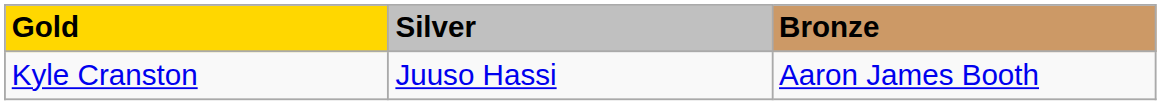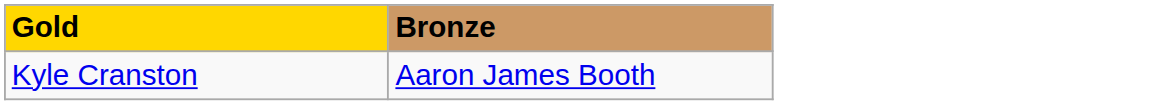- column: (436, 27)
